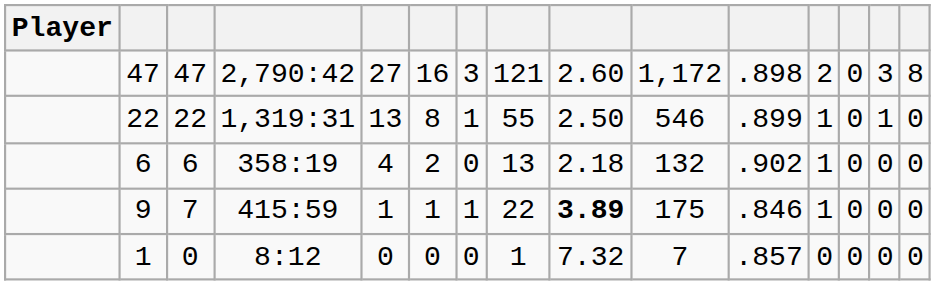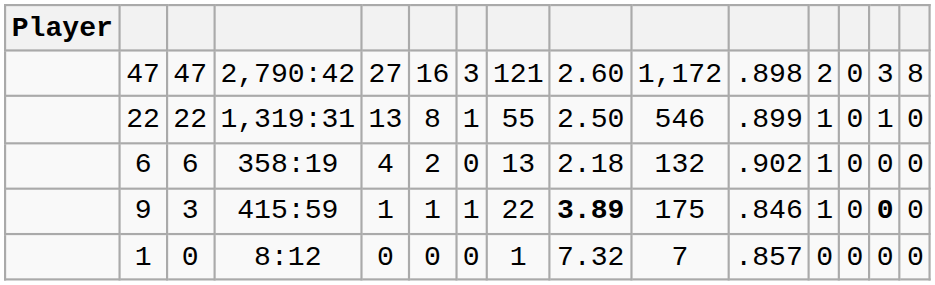(190, 211) 7 -> (190, 211) 3
(885, 211) normal -> (885, 211) bold
